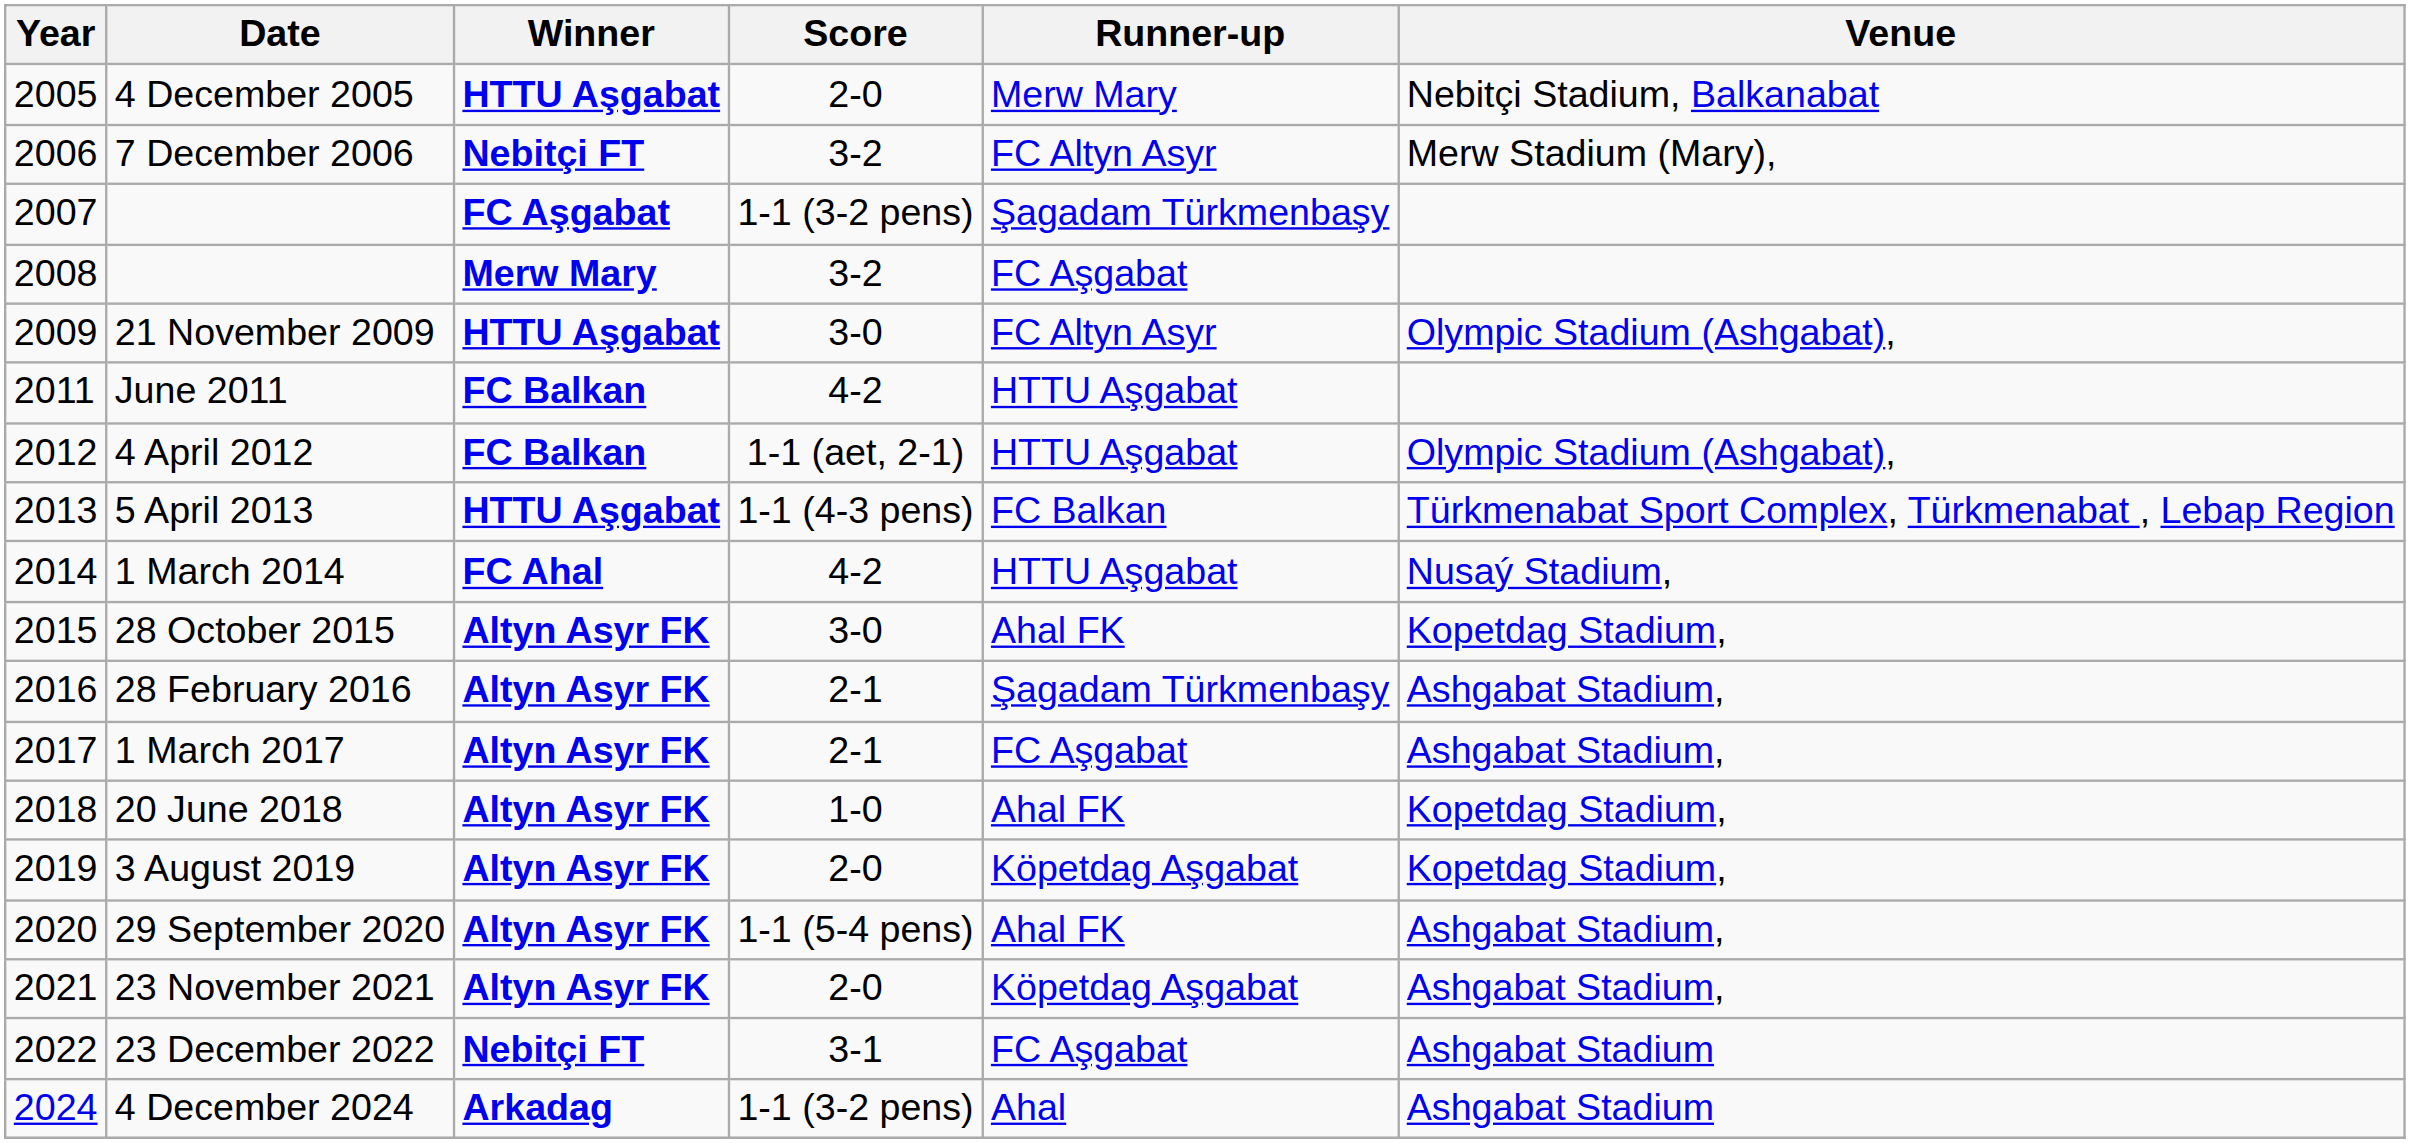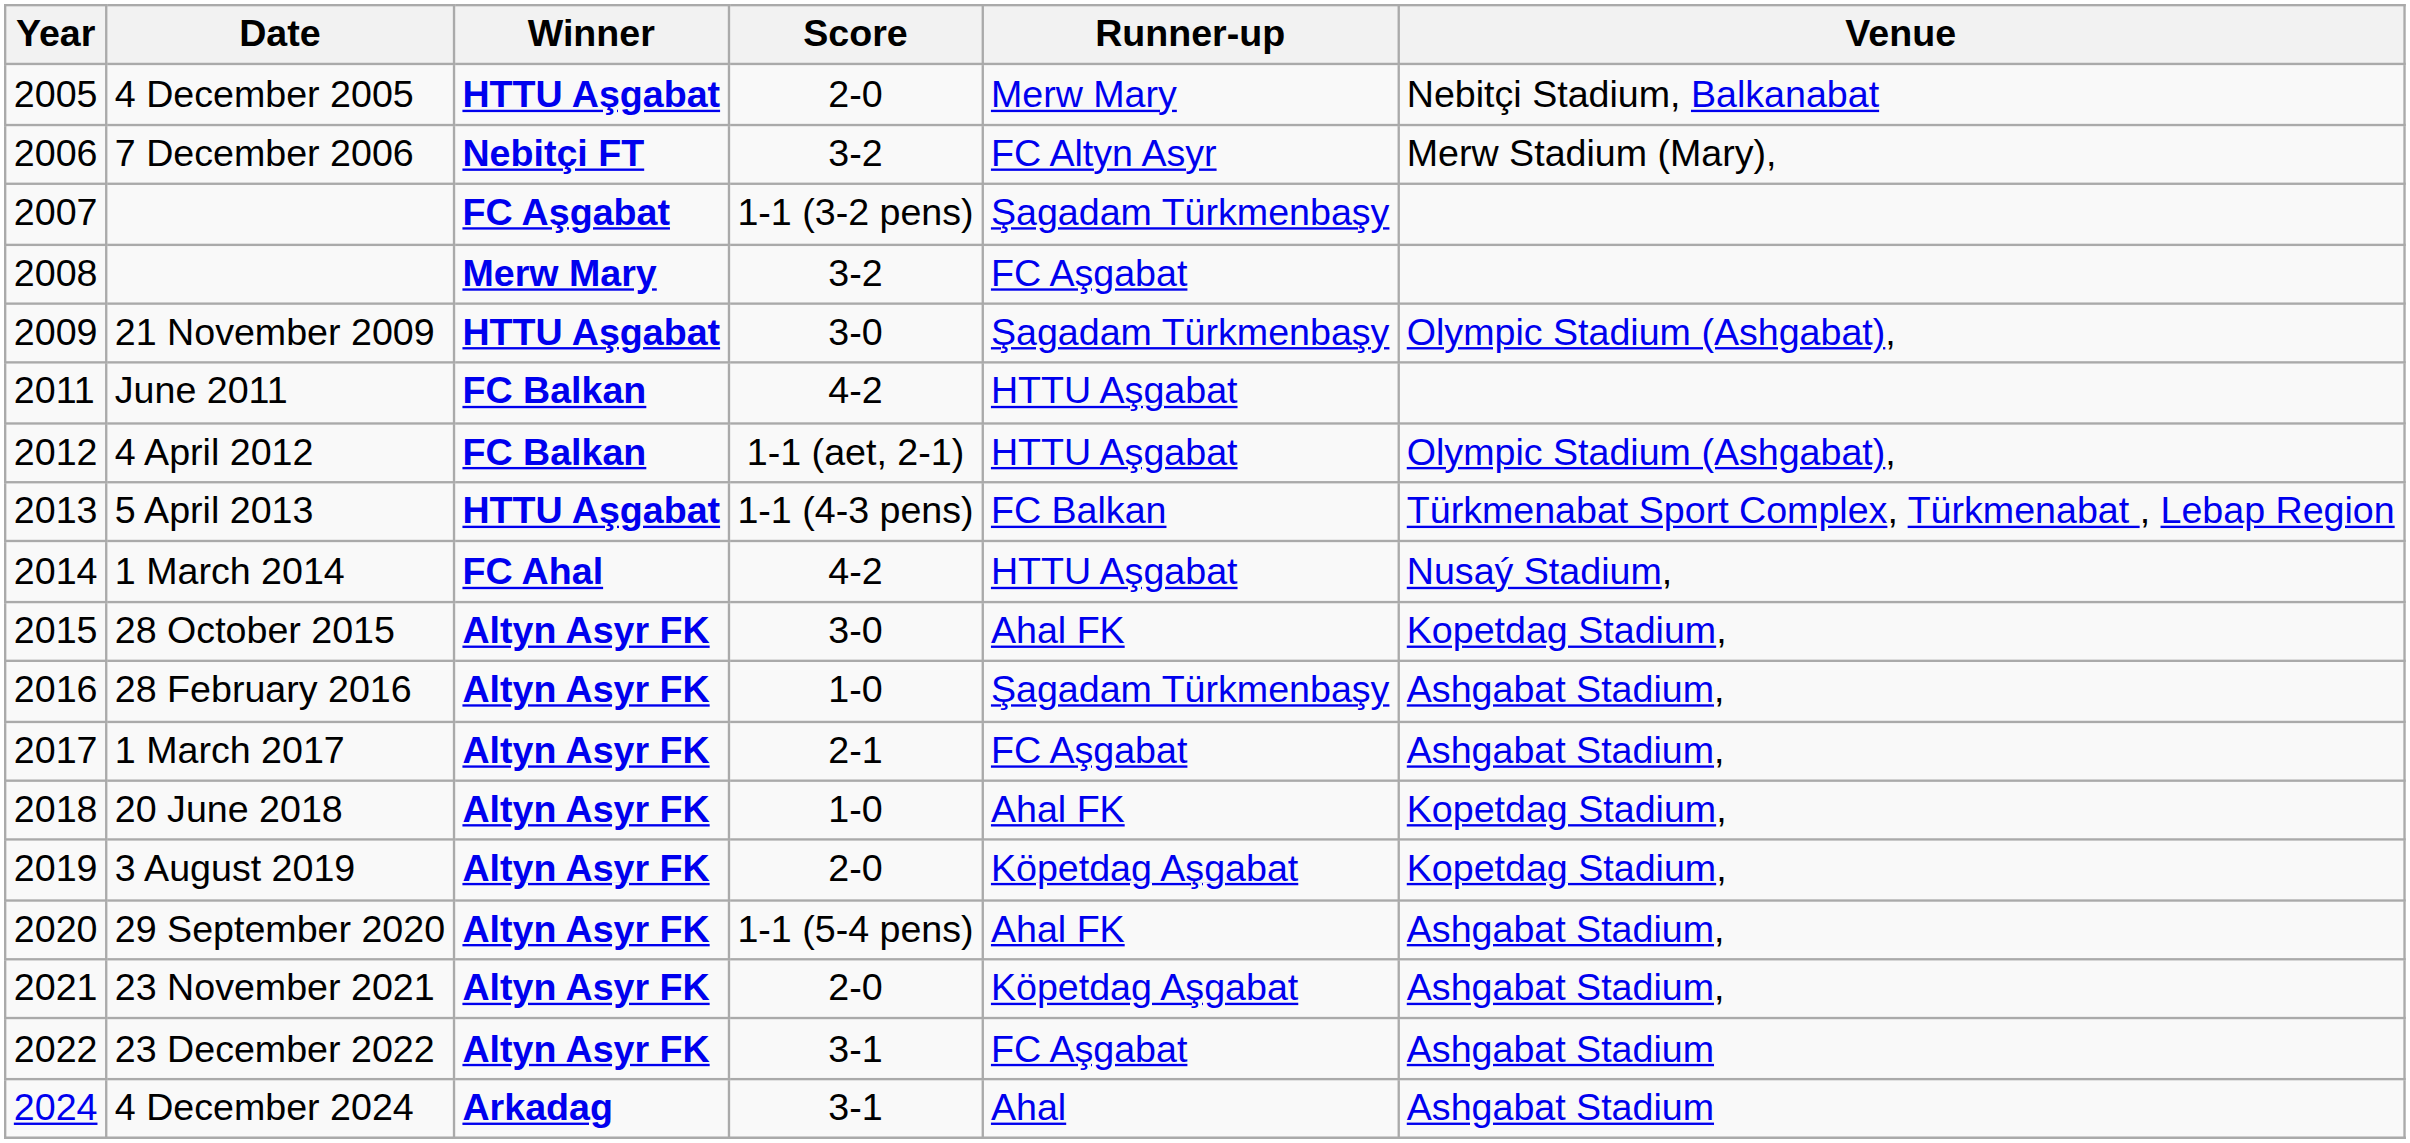(1104, 332) FC Altyn Asyr -> (1190, 332) Şagadam Türkmenbaşy
(856, 690) 2-1 -> (856, 690) 1-0
(553, 1048) Nebitçi FT -> (586, 1048) Altyn Asyr FK
(856, 1107) 1-1 (3-2 pens) -> (856, 1107) 3-1
